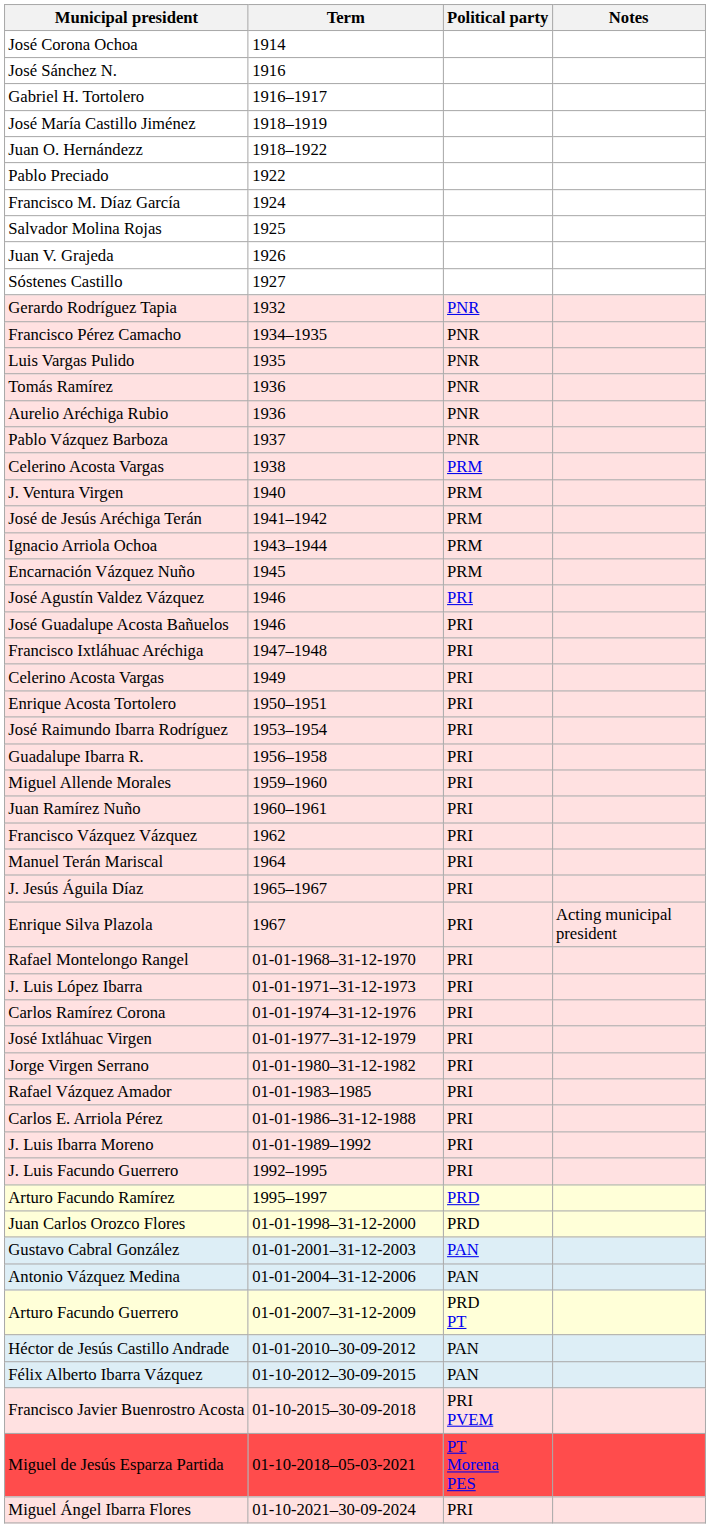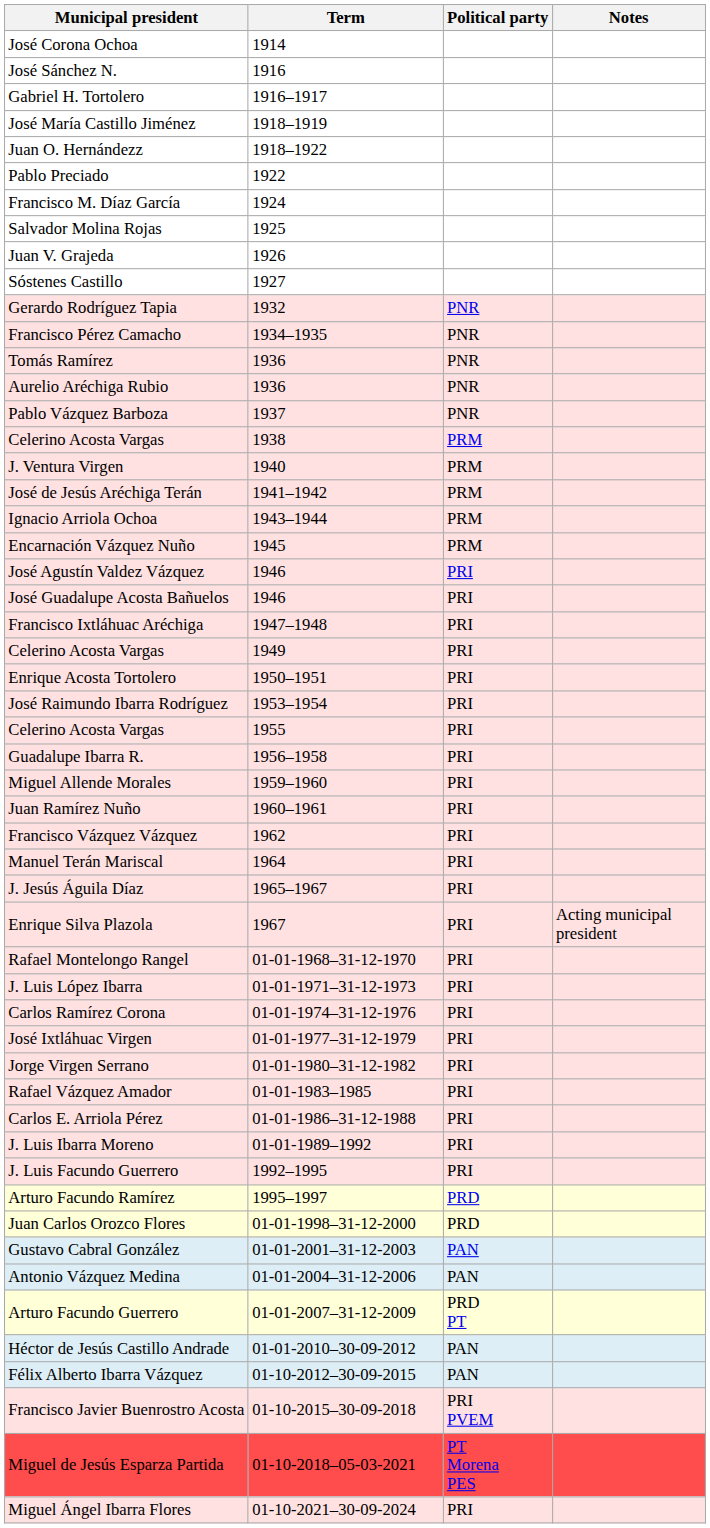- row: (71, 360)
+ row: (86, 730)
